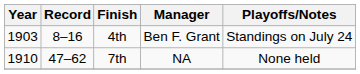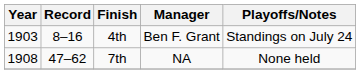(23, 58) 1910 -> (23, 58) 1908
